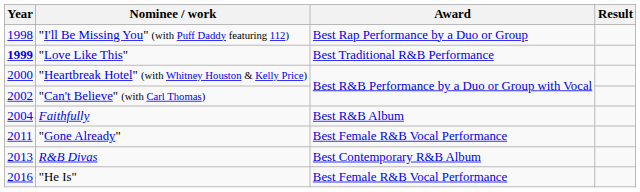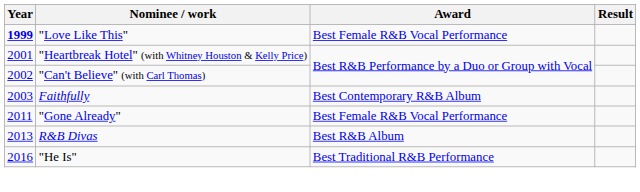- row: (164, 34)
(403, 55) Best Traditional R&B Performance -> (410, 34) Best Female R&B Vocal Performance
(20, 75) 2000 -> (20, 55) 2001
(20, 116) 2004 -> (20, 95) 2003
(358, 116) Best R&B Album -> (397, 95) Best Contemporary R&B Album
(397, 156) Best Contemporary R&B Album -> (358, 136) Best R&B Album
(410, 177) Best Female R&B Vocal Performance -> (403, 156) Best Traditional R&B Performance
